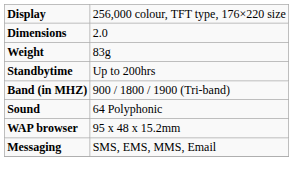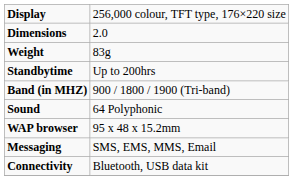+ row: (40, 166)
